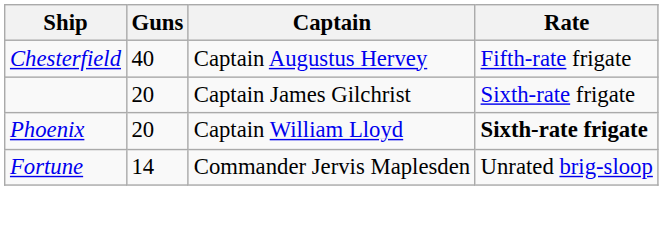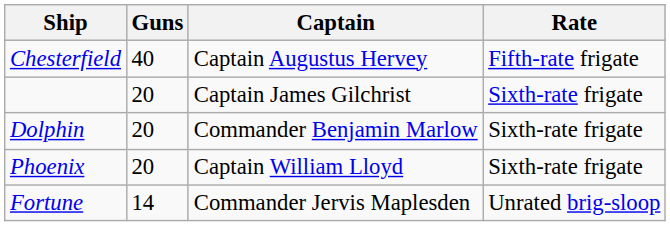+ row: (47, 130)
(564, 130) bold -> (565, 166) normal
